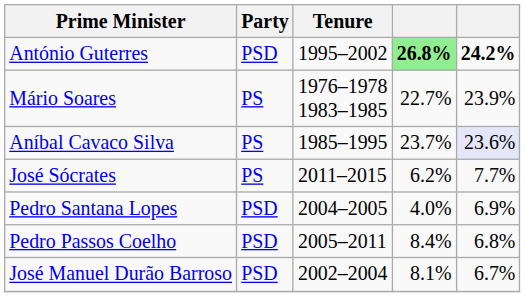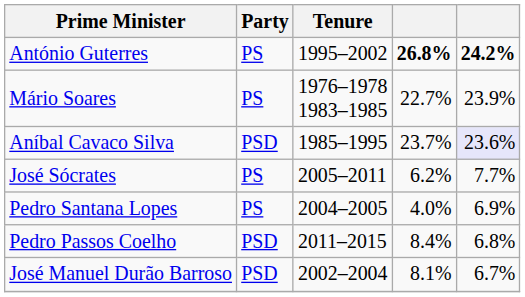(259, 53) PSD -> (252, 53) PS
(424, 53) lightgreen background -> (424, 53) no background
(252, 143) PS -> (259, 143) PSD
(342, 176) 2011–2015 -> (342, 176) 2005–2011
(259, 208) PSD -> (252, 208) PS
(342, 241) 2005–2011 -> (342, 241) 2011–2015
